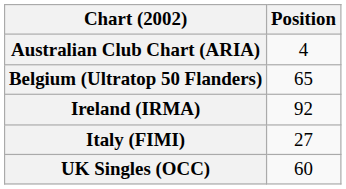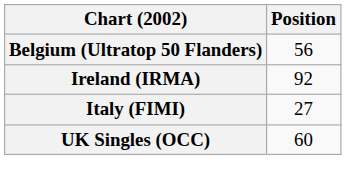- row: (136, 49)
(303, 79) 65 -> (303, 49) 56
